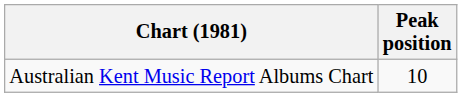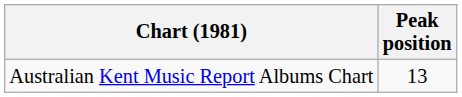(417, 75) 10 -> (417, 75) 13
